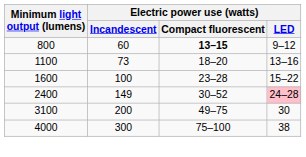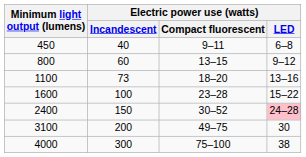+ row: (46, 45)
(213, 45) bold -> (213, 62) normal
(123, 95) 149 -> (123, 111) 150
